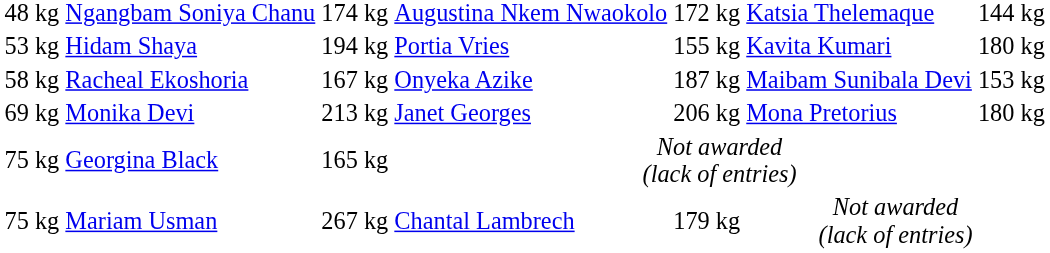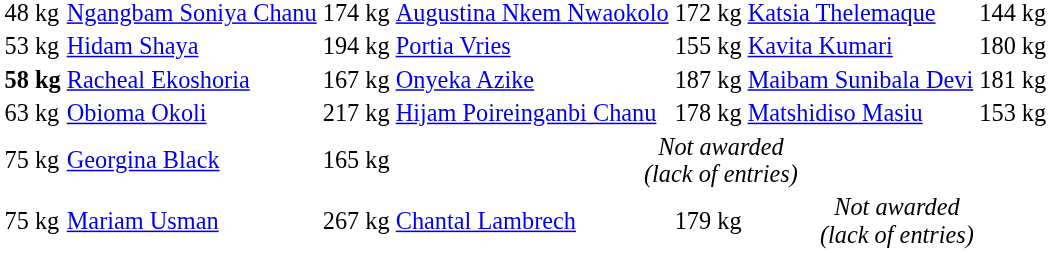(32, 79) normal -> (33, 79) bold
(1011, 79) 153 kg -> (1013, 79) 181 kg
+ row: (137, 113)
- row: (130, 113)
